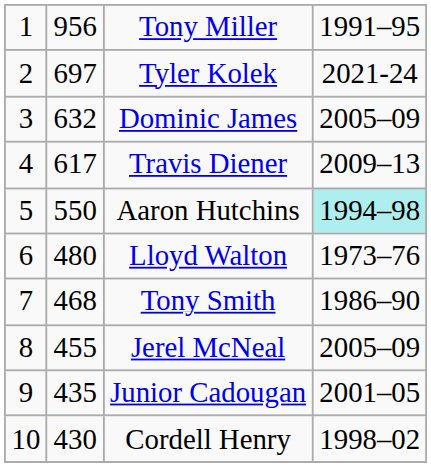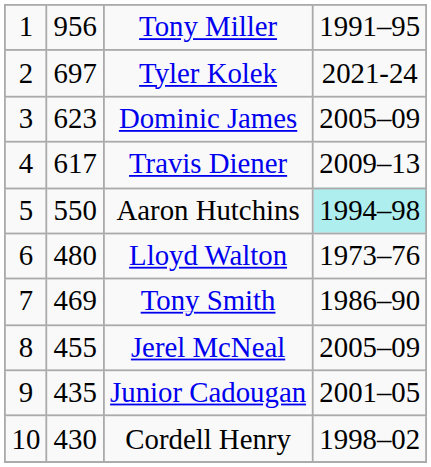(75, 118) 632 -> (75, 118) 623
(75, 301) 468 -> (75, 301) 469
